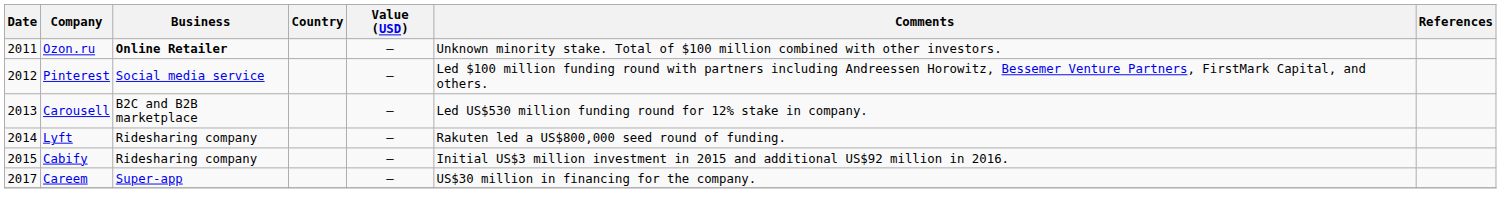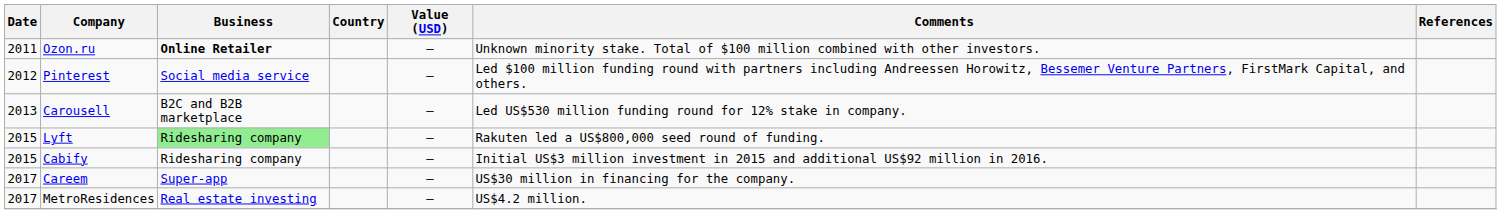(22, 138) 2014 -> (22, 138) 2015
(186, 138) no background -> (231, 138) lightgreen background
+ row: (99, 198)
